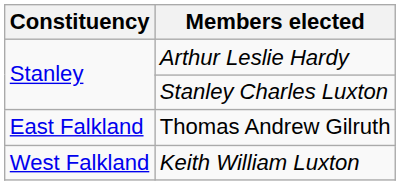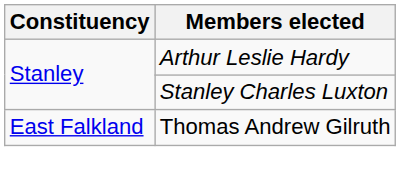- row: (260, 162)
